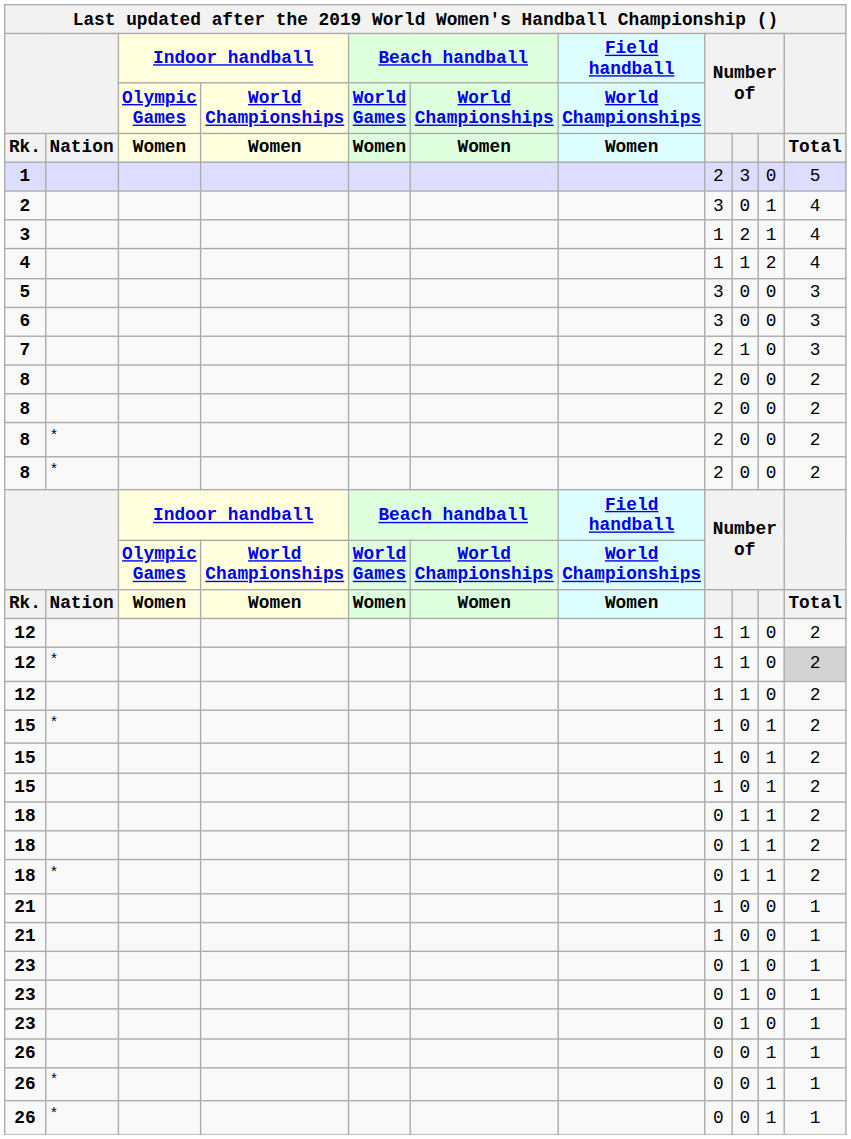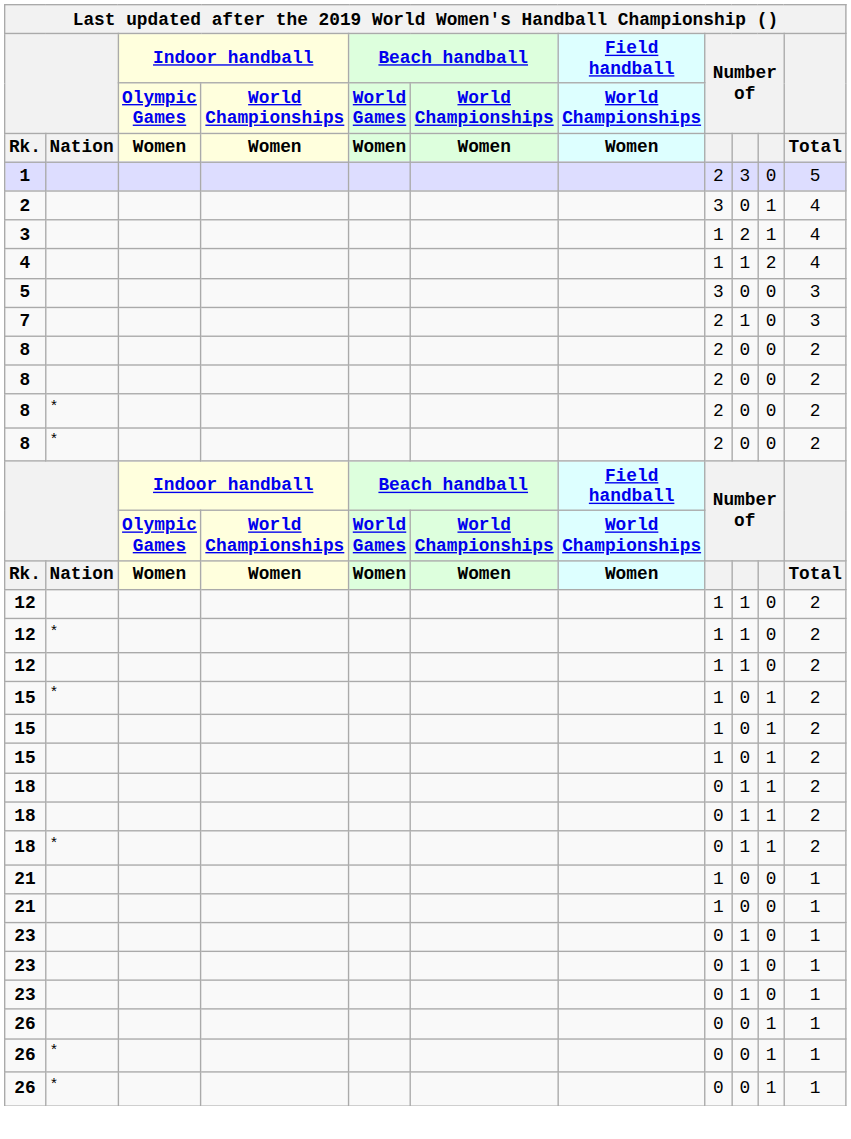- row: (25, 322)
(815, 664) lightgrey background -> (815, 635) no background
